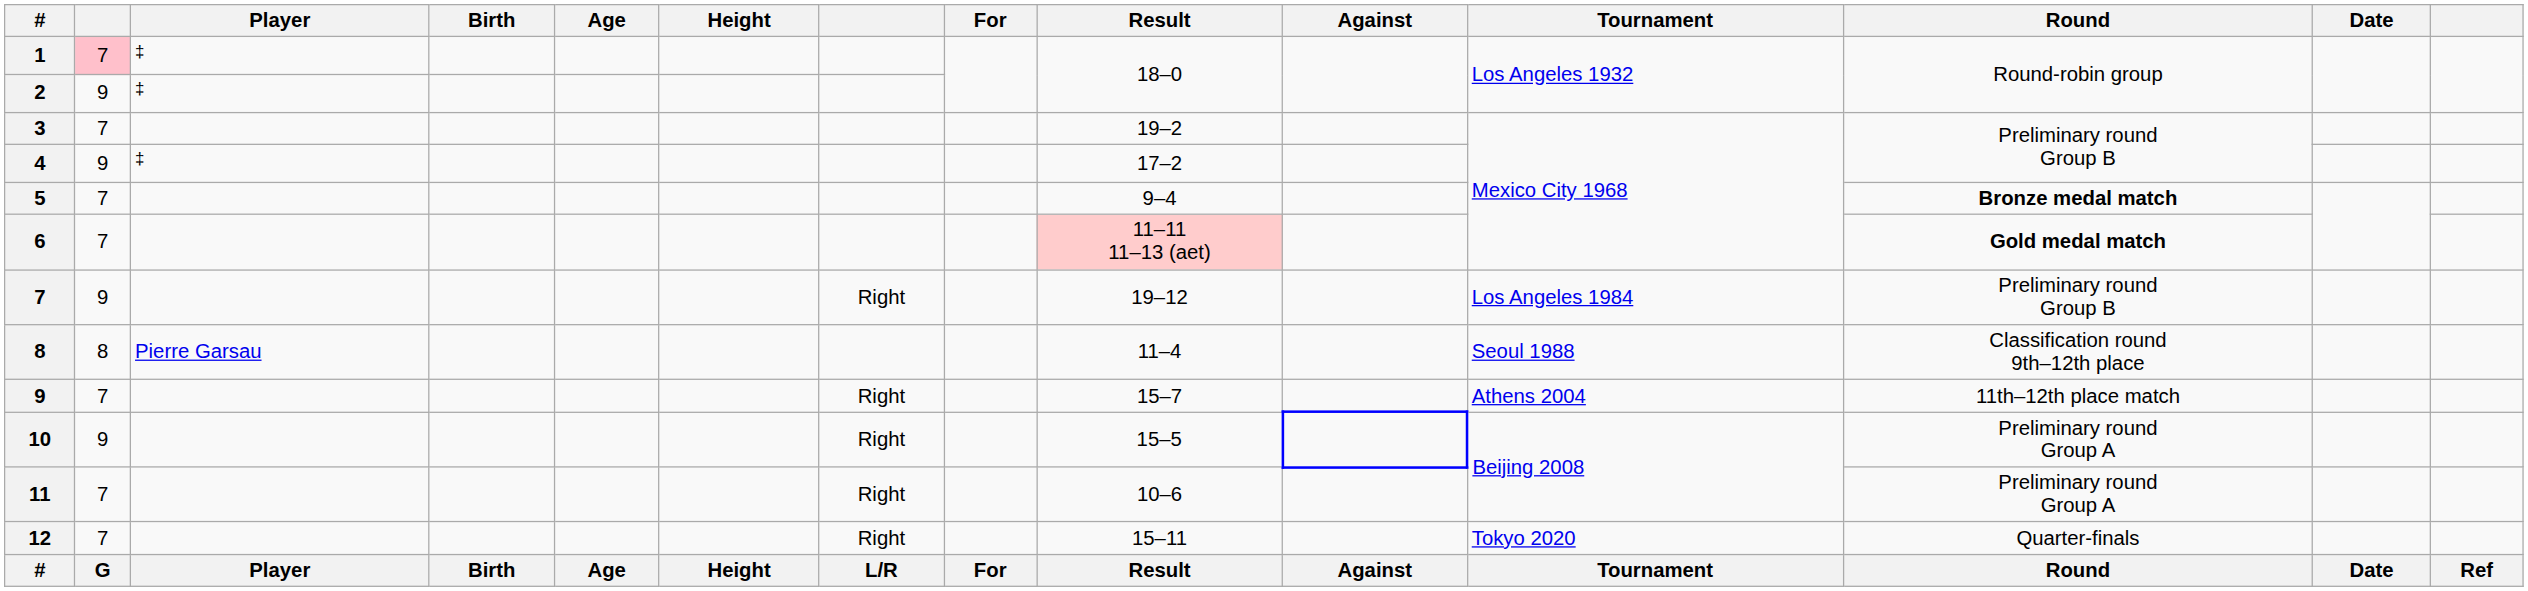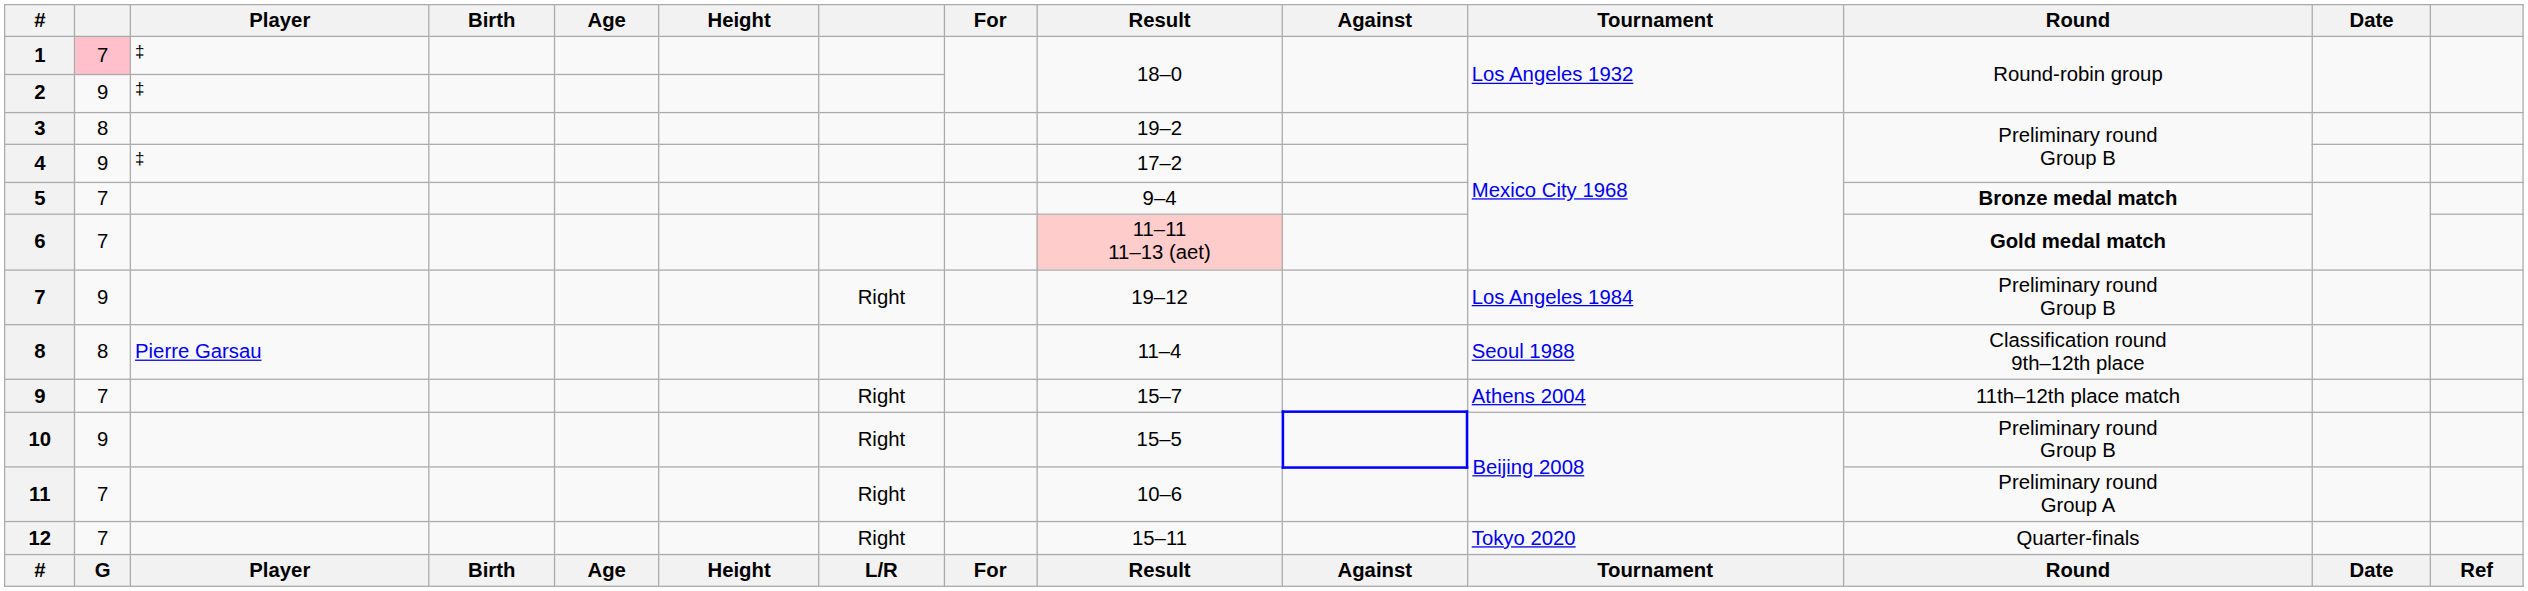(103, 128) 7 -> (103, 128) 8
(2078, 439) Preliminary round Group A -> (2078, 439) Preliminary round Group B
